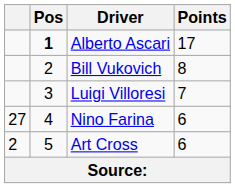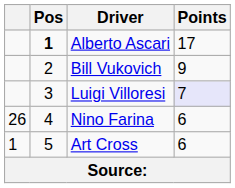(182, 68) 8 -> (182, 68) 9
(182, 94) no background -> (182, 94) lavender background
(17, 119) 27 -> (17, 119) 26
(13, 145) 2 -> (13, 145) 1
